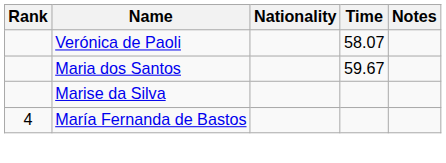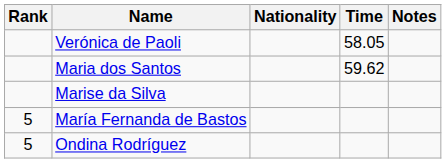(364, 42) 58.07 -> (364, 42) 58.05
(364, 68) 59.67 -> (364, 68) 59.62
(28, 119) 4 -> (28, 119) 5
+ row: (121, 145)
